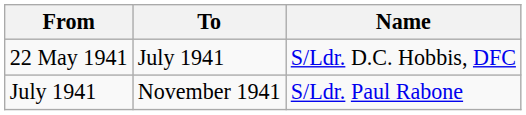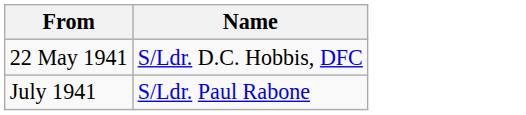- column: (209, 22)
